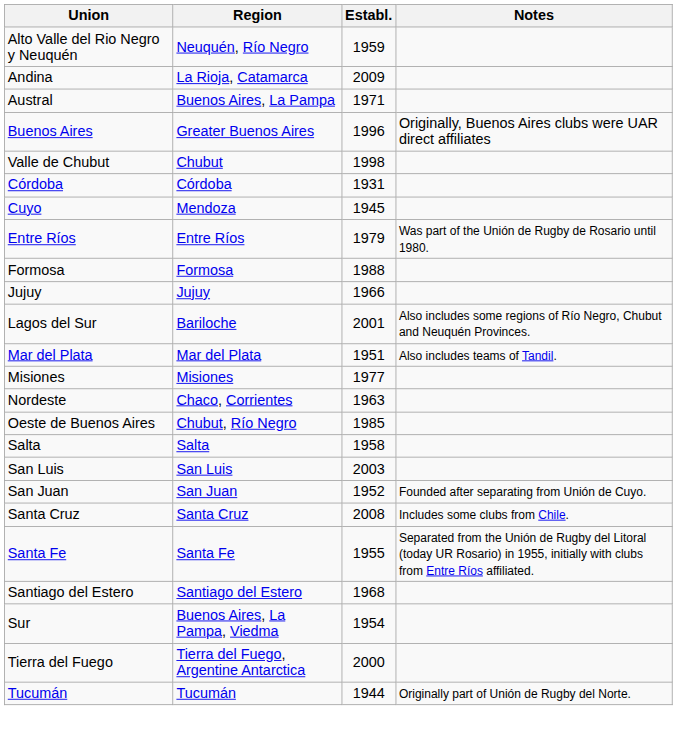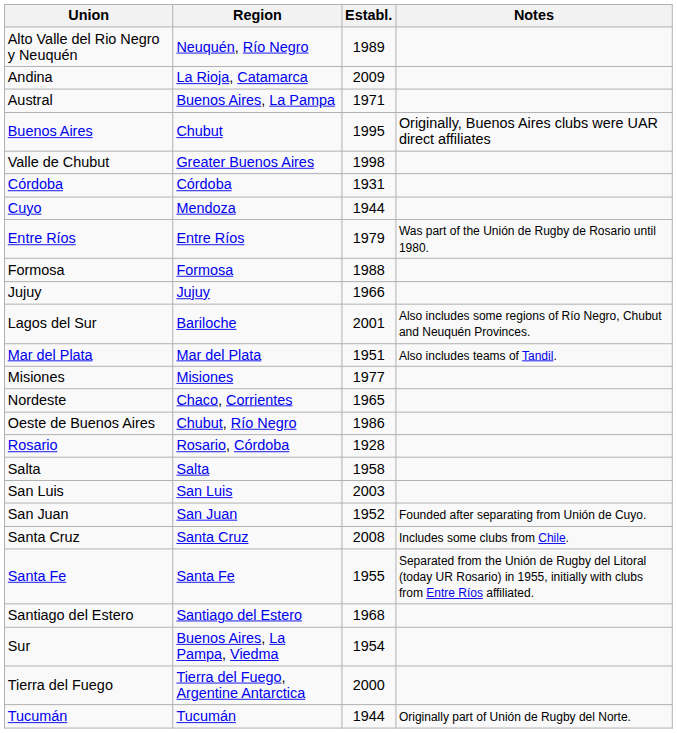(369, 46) 1959 -> (369, 46) 1989
(245, 131) Greater Buenos Aires -> (200, 131) Chubut
(369, 131) 1996 -> (369, 131) 1995
(200, 162) Chubut -> (245, 162) Greater Buenos Aires
(369, 208) 1945 -> (369, 208) 1944
(369, 400) 1963 -> (369, 400) 1965
(369, 423) 1985 -> (369, 423) 1986
+ row: (33, 446)
